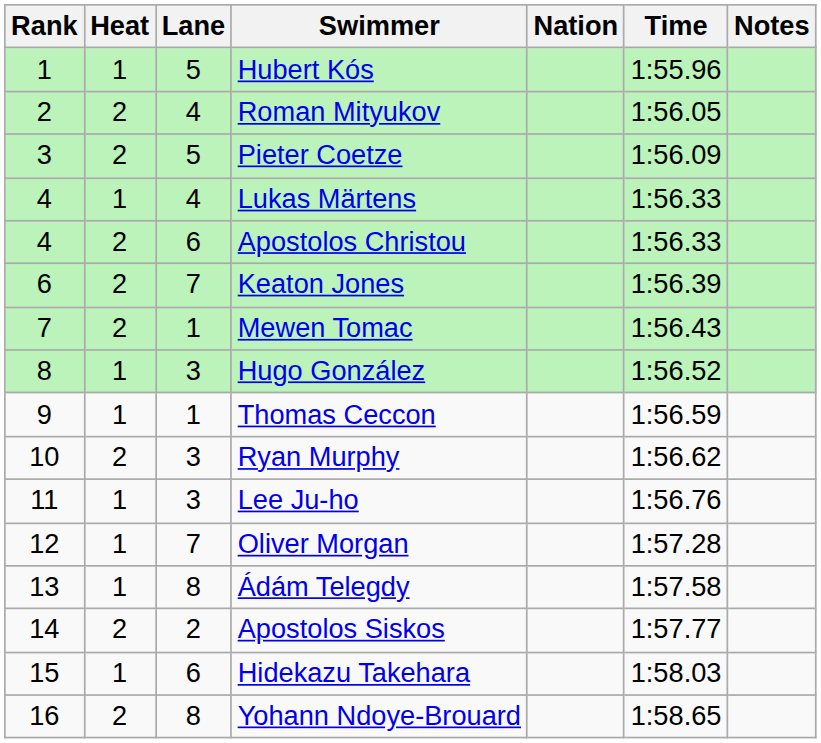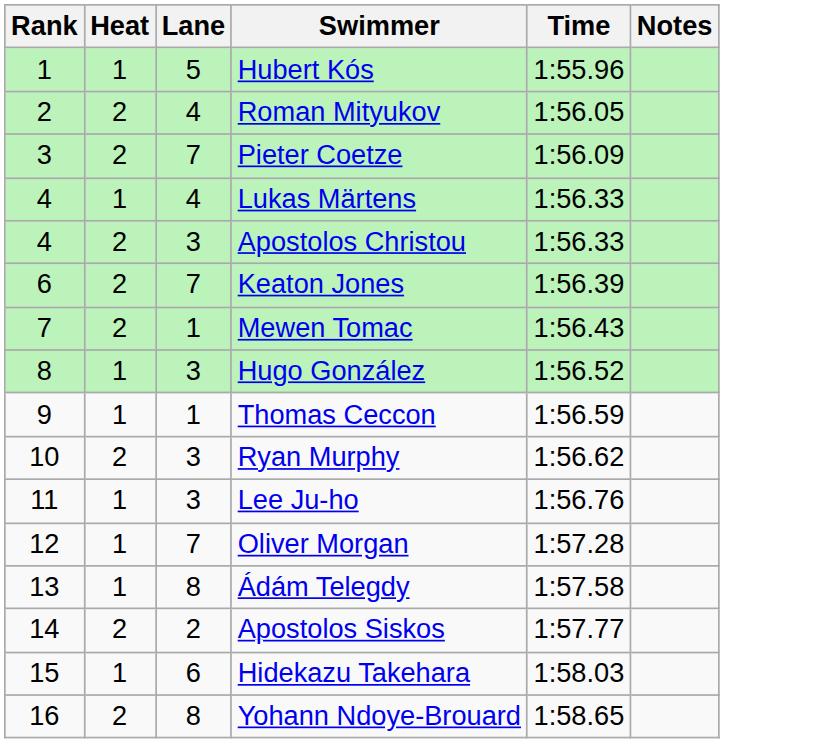- column: (576, 26)
(193, 155) 5 -> (193, 155) 7
(193, 241) 6 -> (193, 241) 3
